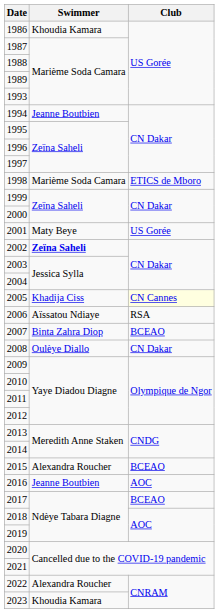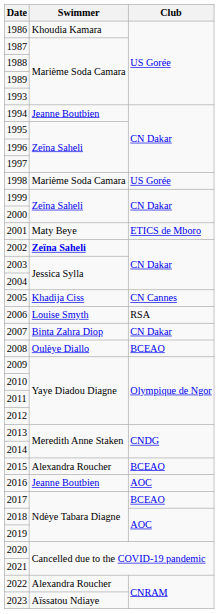(166, 181) ETICS de Mboro -> (151, 181) US Gorée
(151, 231) US Gorée -> (166, 231) ETICS de Mboro
(154, 298) lightyellow background -> (154, 298) no background
(66, 315) Aïssatou Ndiaye -> (60, 315) Louise Smyth
(148, 332) BCEAO -> (151, 332) CN Dakar
(151, 348) CN Dakar -> (148, 348) BCEAO
(67, 600) Khoudia Kamara -> (66, 600) Aïssatou Ndiaye
